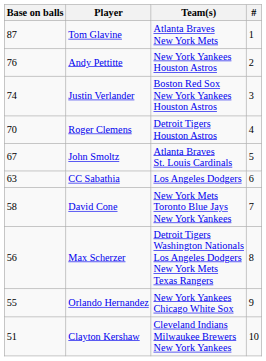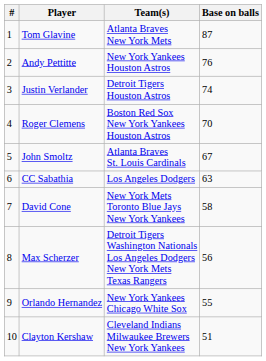columns swapped: (254, 12) <-> (35, 12)
(192, 96) Boston Red Sox New York Yankees Houston Astros -> (139, 90) Detroit Tigers Houston Astros
(185, 129) Detroit Tigers Houston Astros -> (146, 123) Boston Red Sox New York Yankees Houston Astros
